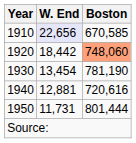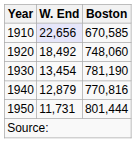(58, 52) 18,442 -> (58, 52) 18,492
(107, 52) lightsalmon background -> (107, 52) no background
(58, 90) 12,881 -> (58, 90) 12,879
(107, 90) 720,616 -> (107, 90) 770,816
